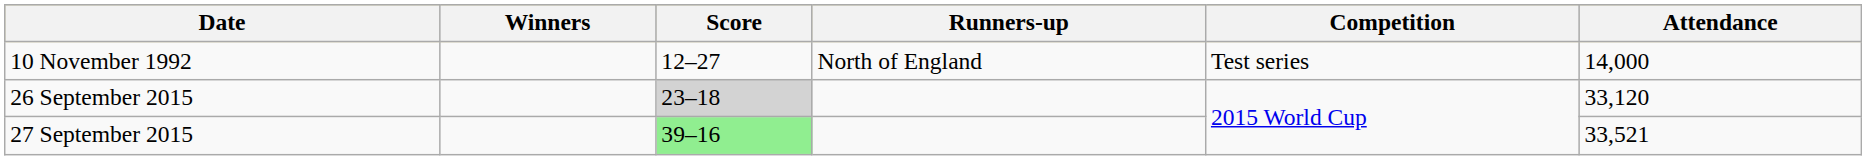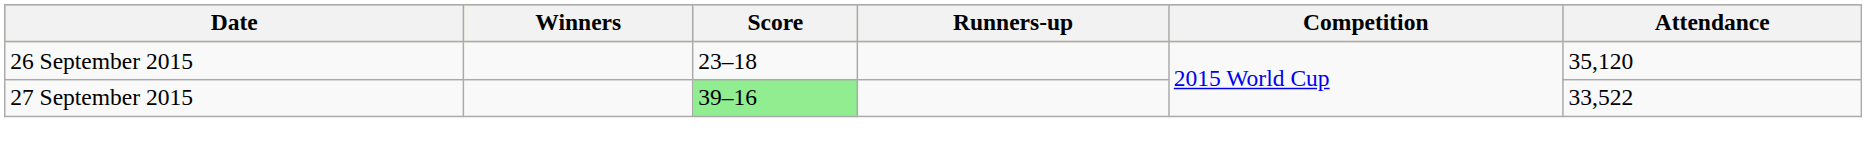- row: (101, 60)
(691, 97) lightgrey background -> (728, 60) no background
(1617, 97) 33,120 -> (1601, 60) 35,120
(1617, 135) 33,521 -> (1601, 97) 33,522
